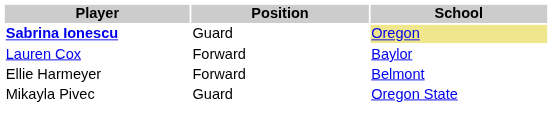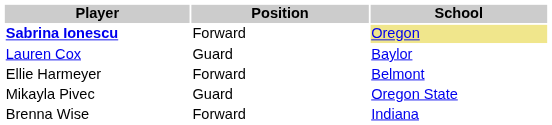(213, 33) Guard -> (219, 33) Forward
(219, 54) Forward -> (213, 54) Guard
+ row: (47, 114)
